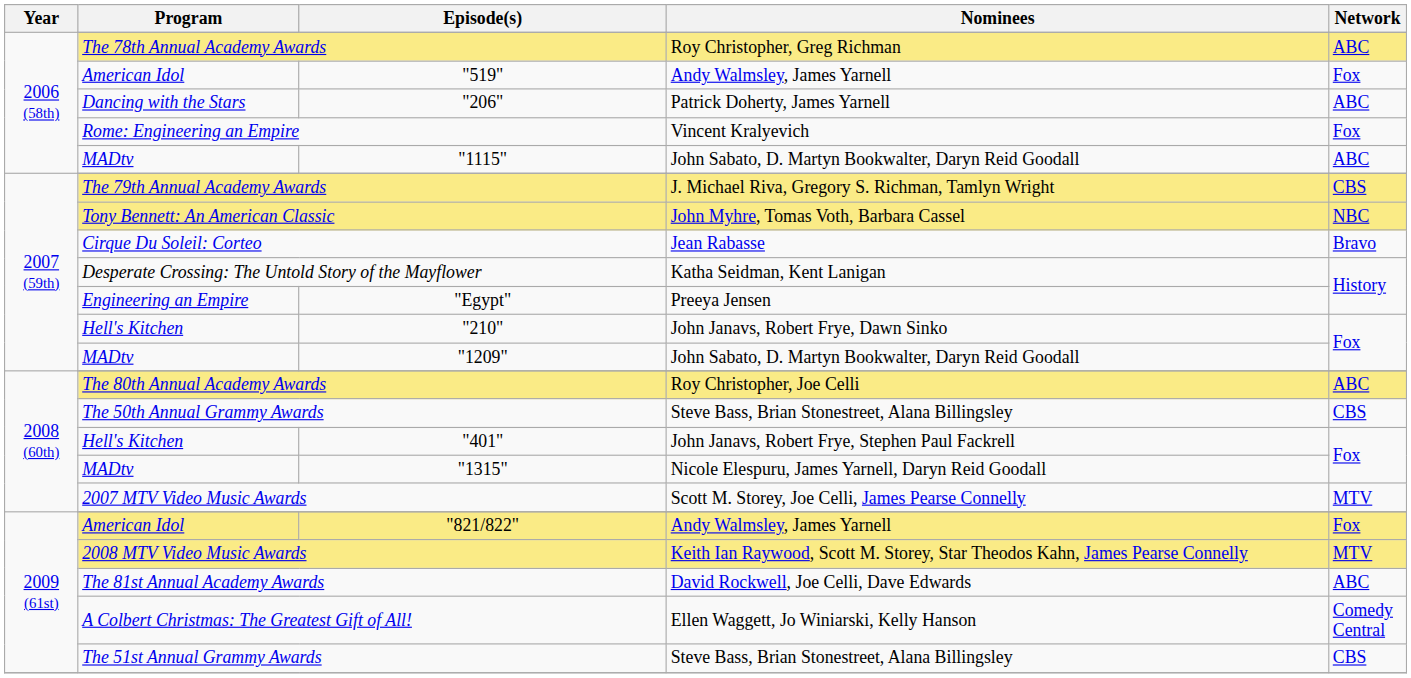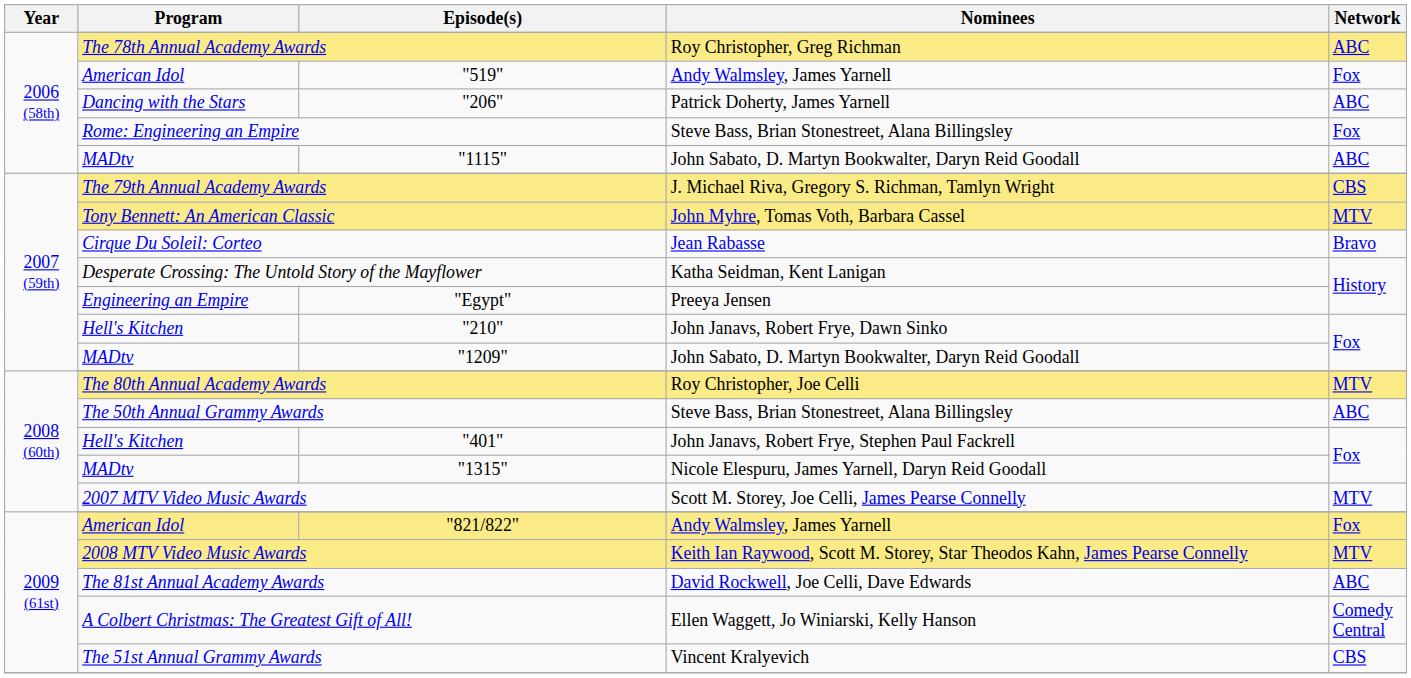(740, 131) Vincent Kralyevich -> (842, 131) Steve Bass, Brian Stonestreet, Alana Billingsley
(1351, 215) NBC -> (1353, 215) MTV
(1351, 384) ABC -> (1353, 384) MTV
(1350, 412) CBS -> (1351, 412) ABC
(842, 658) Steve Bass, Brian Stonestreet, Alana Billingsley -> (740, 658) Vincent Kralyevich
